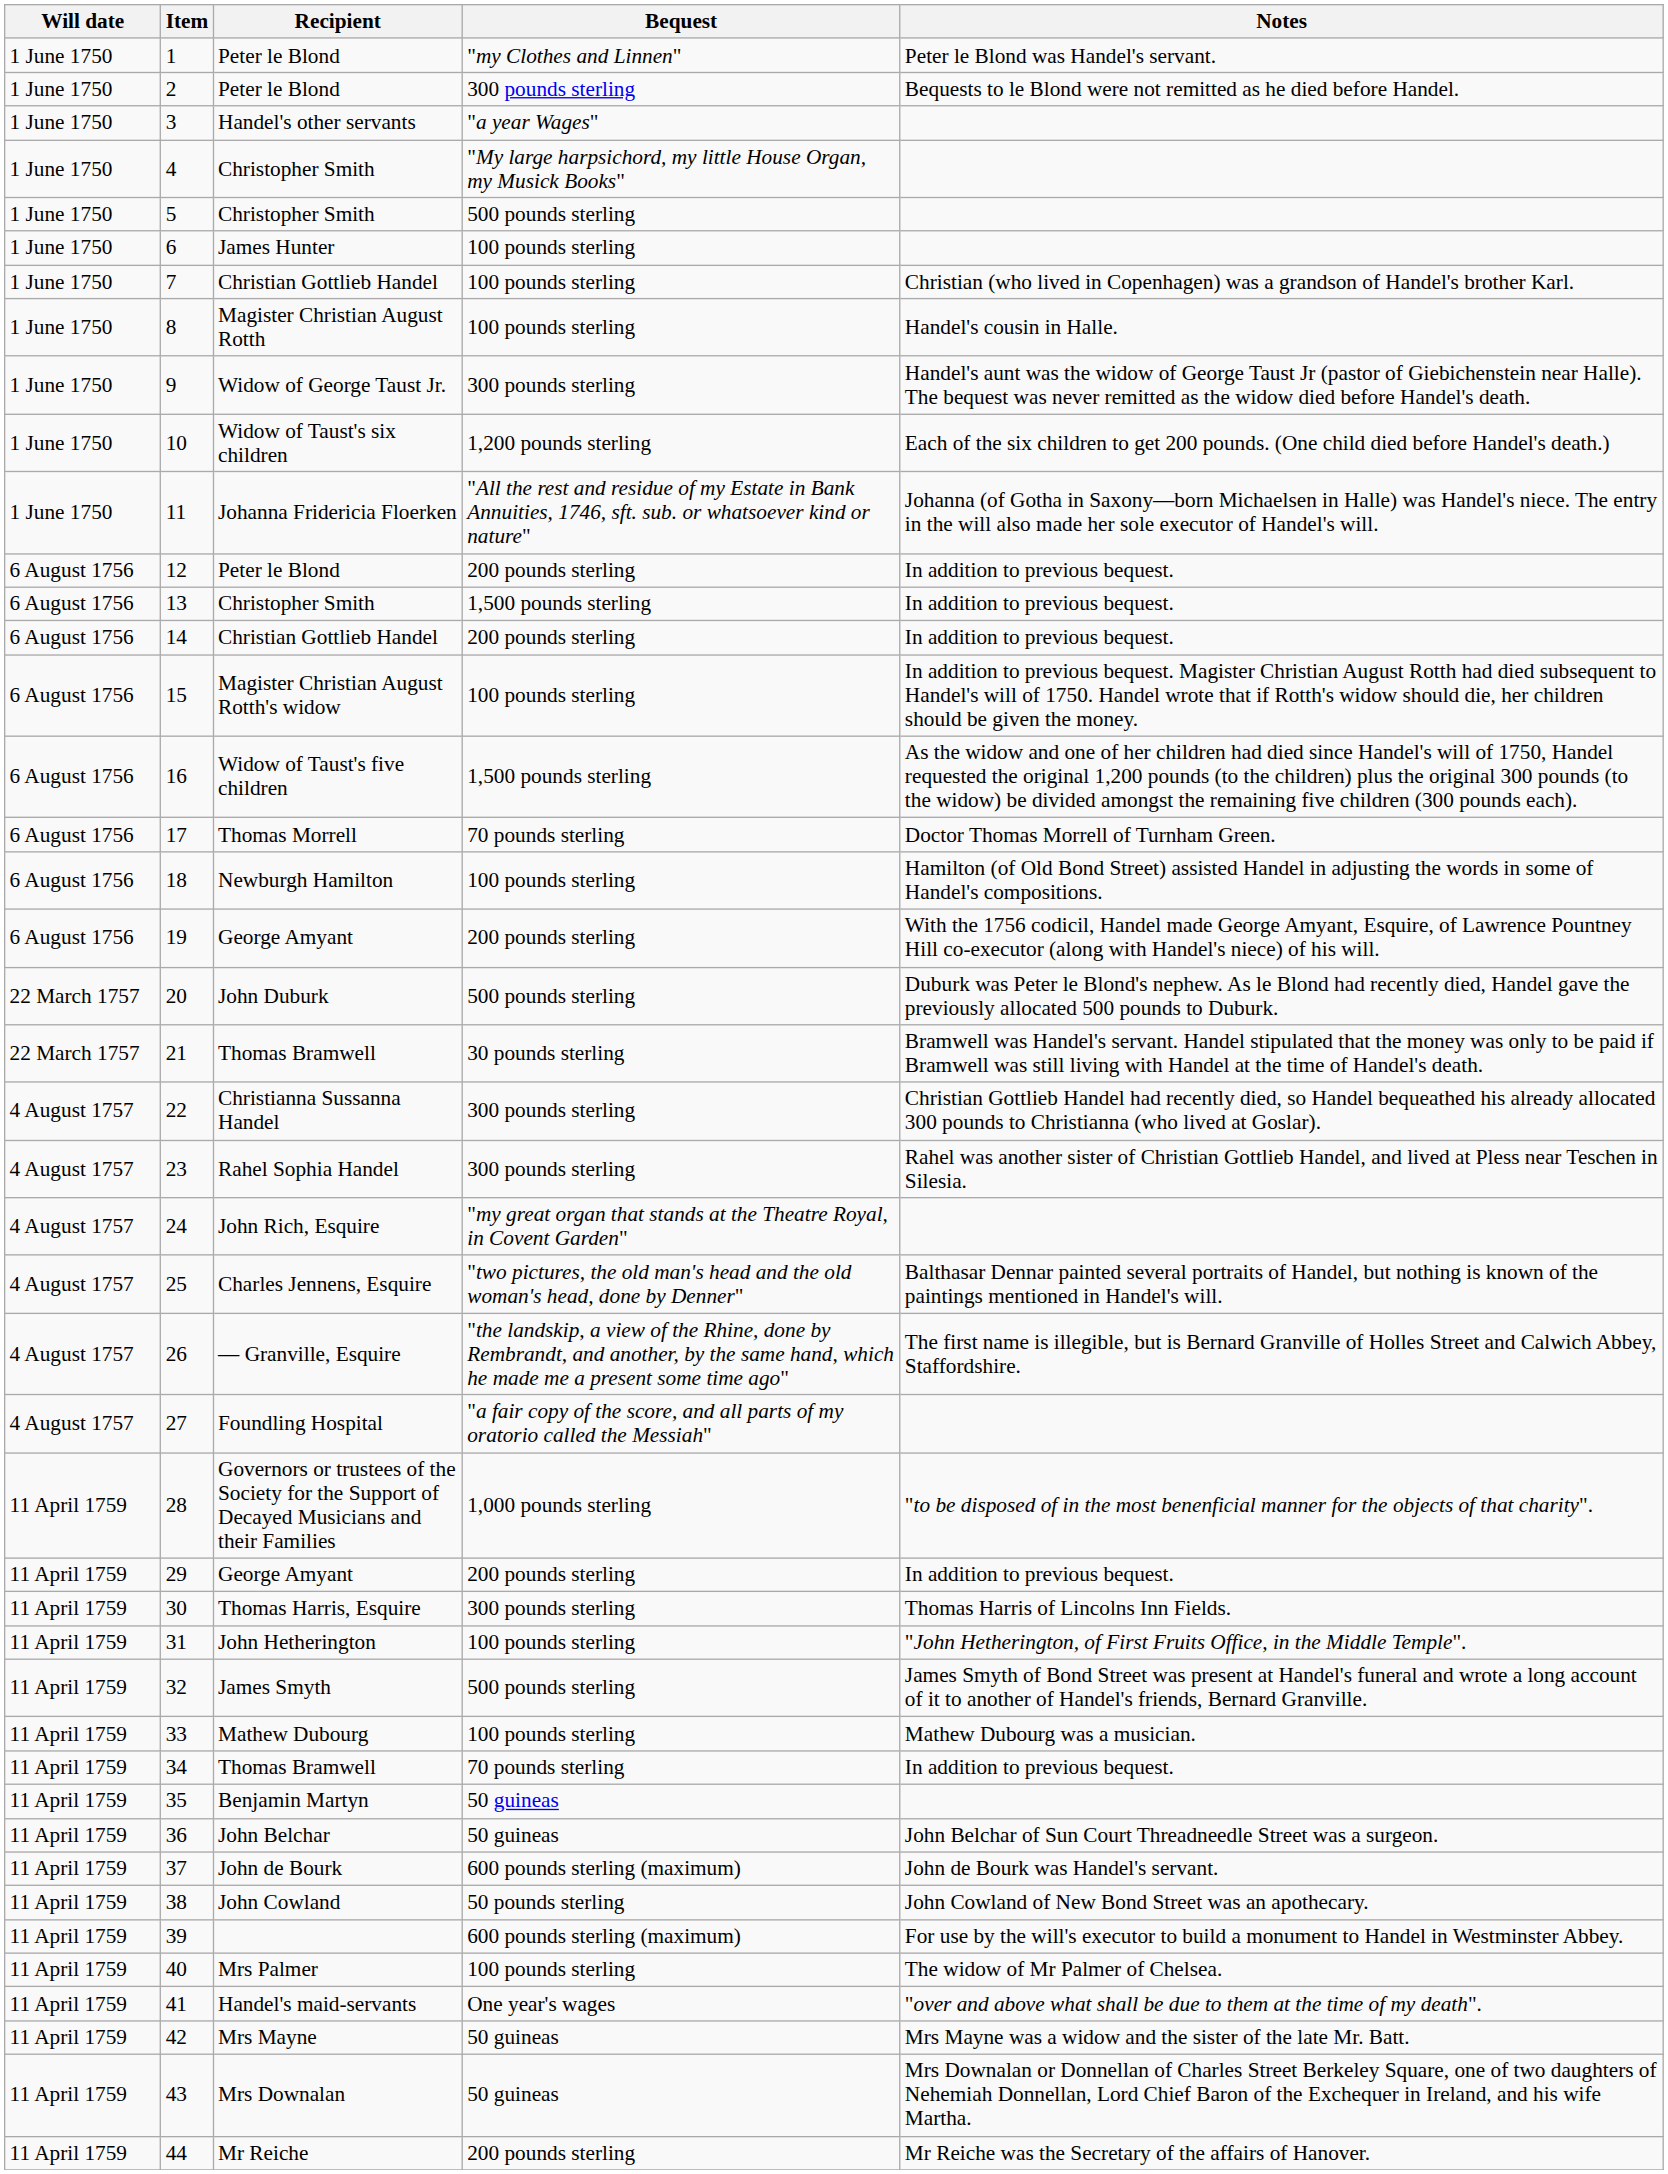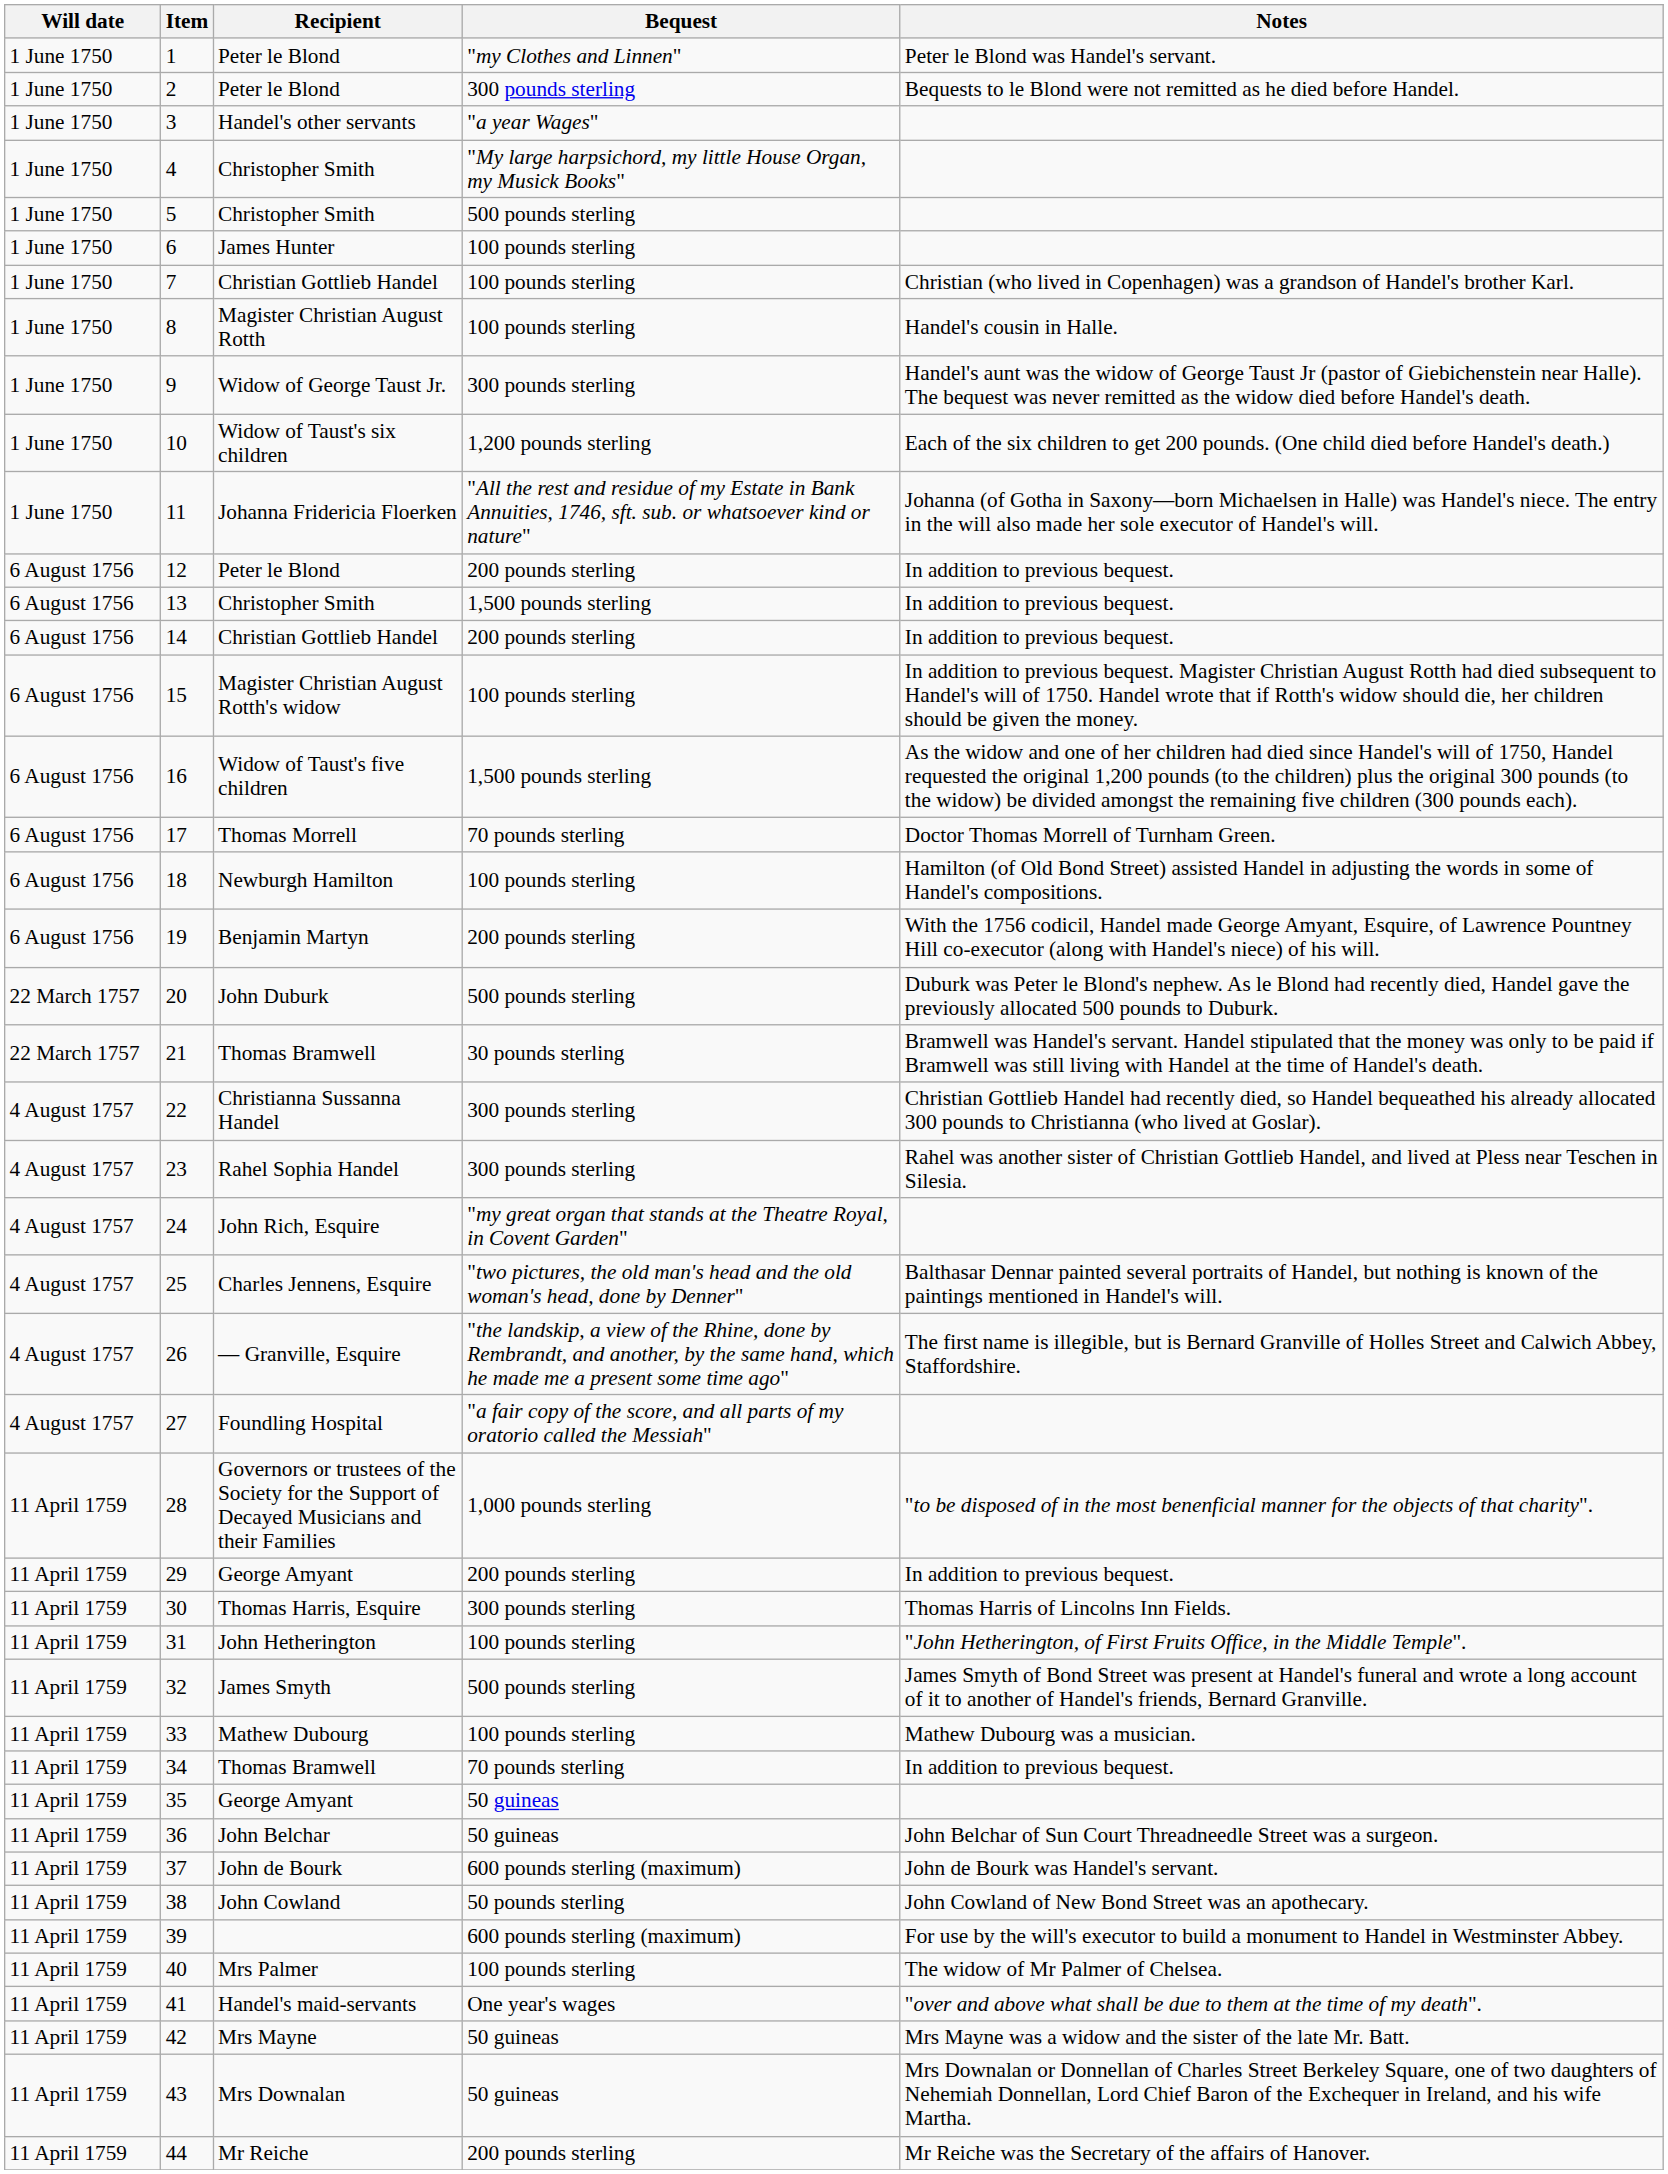(286, 937) George Amyant -> (293, 937) Benjamin Martyn
(293, 1801) Benjamin Martyn -> (286, 1801) George Amyant
